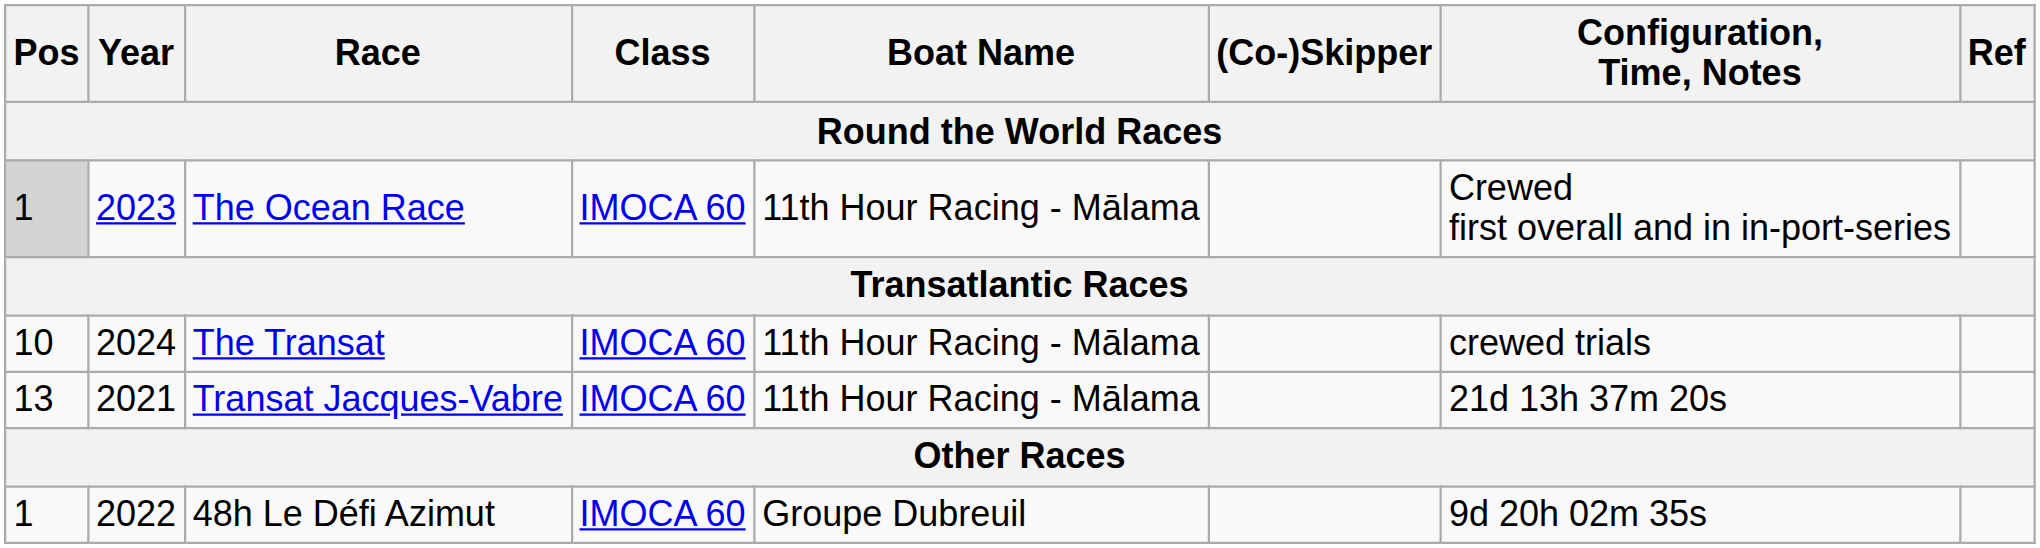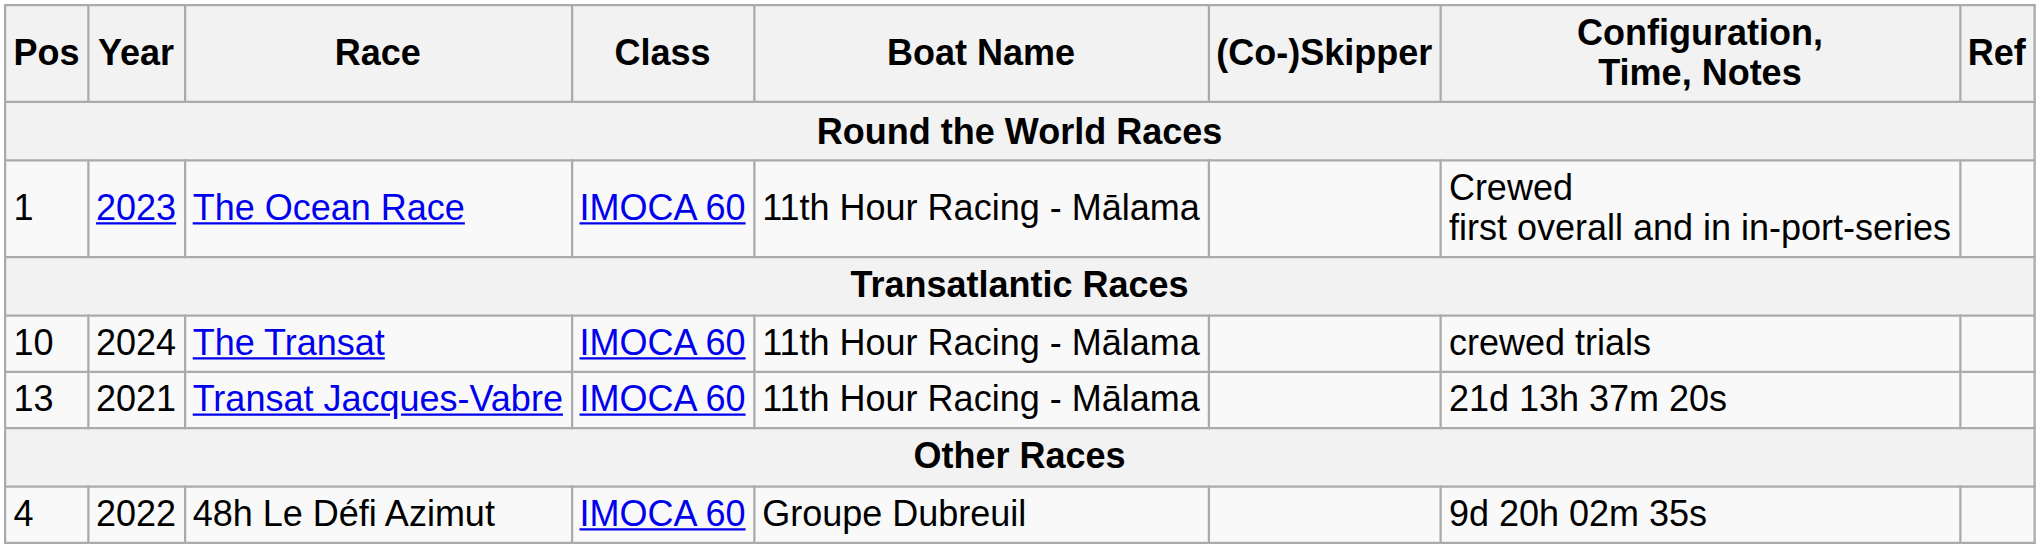(23, 207) lightgrey background -> (23, 207) no background
(23, 513) 1 -> (23, 513) 4
